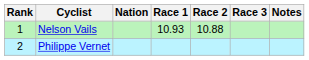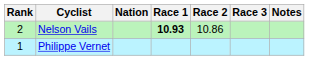(20, 30) 1 -> (20, 30) 2
(171, 30) normal -> (171, 30) bold
(210, 30) 10.88 -> (210, 30) 10.86
(20, 47) 2 -> (20, 47) 1
